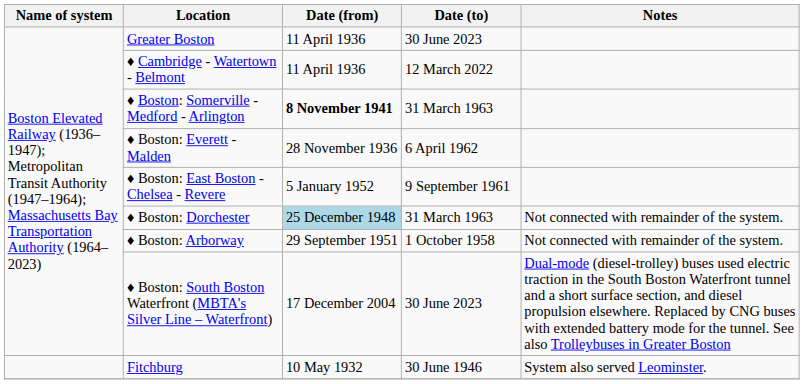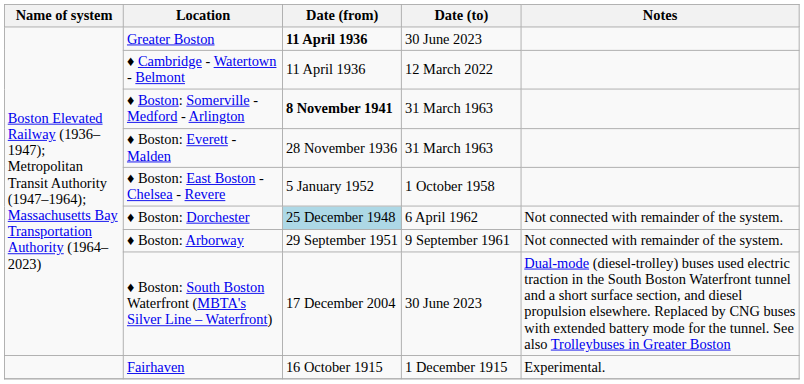(326, 38) normal -> (327, 38) bold
(441, 147) 6 April 1962 -> (449, 147) 31 March 1963
(457, 186) 9 September 1961 -> (450, 186) 1 October 1958
(449, 217) 31 March 1963 -> (441, 217) 6 April 1962
(450, 240) 1 October 1958 -> (457, 240) 9 September 1961
+ row: (156, 367)
- row: (155, 367)
